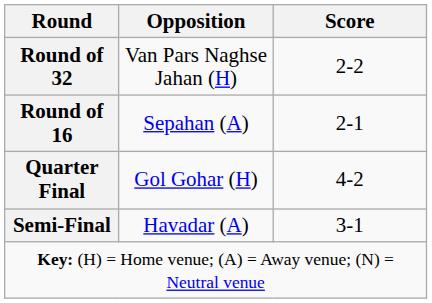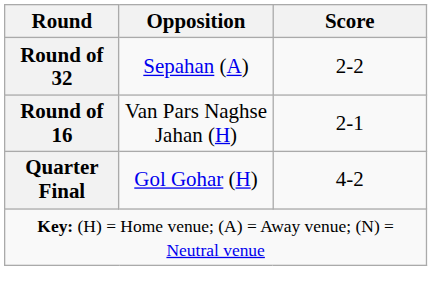(196, 66) Van Pars Naghse Jahan (H) -> (196, 66) Sepahan (A)
(196, 122) Sepahan (A) -> (196, 122) Van Pars Naghse Jahan (H)
- row: (62, 224)
